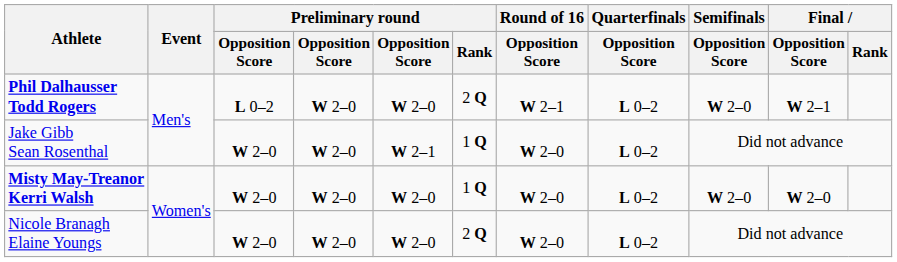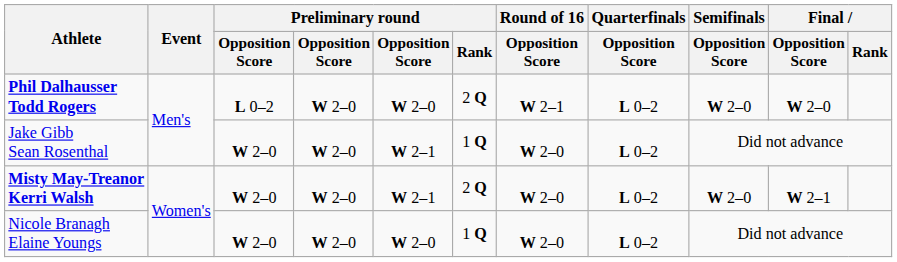(809, 106) W 2–1 -> (809, 106) W 2–0
(413, 198) W 2–0 -> (413, 198) W 2–1
(475, 188) 1 Q -> (475, 188) 2 Q
(809, 198) W 2–0 -> (809, 198) W 2–1
(475, 234) 2 Q -> (475, 234) 1 Q
